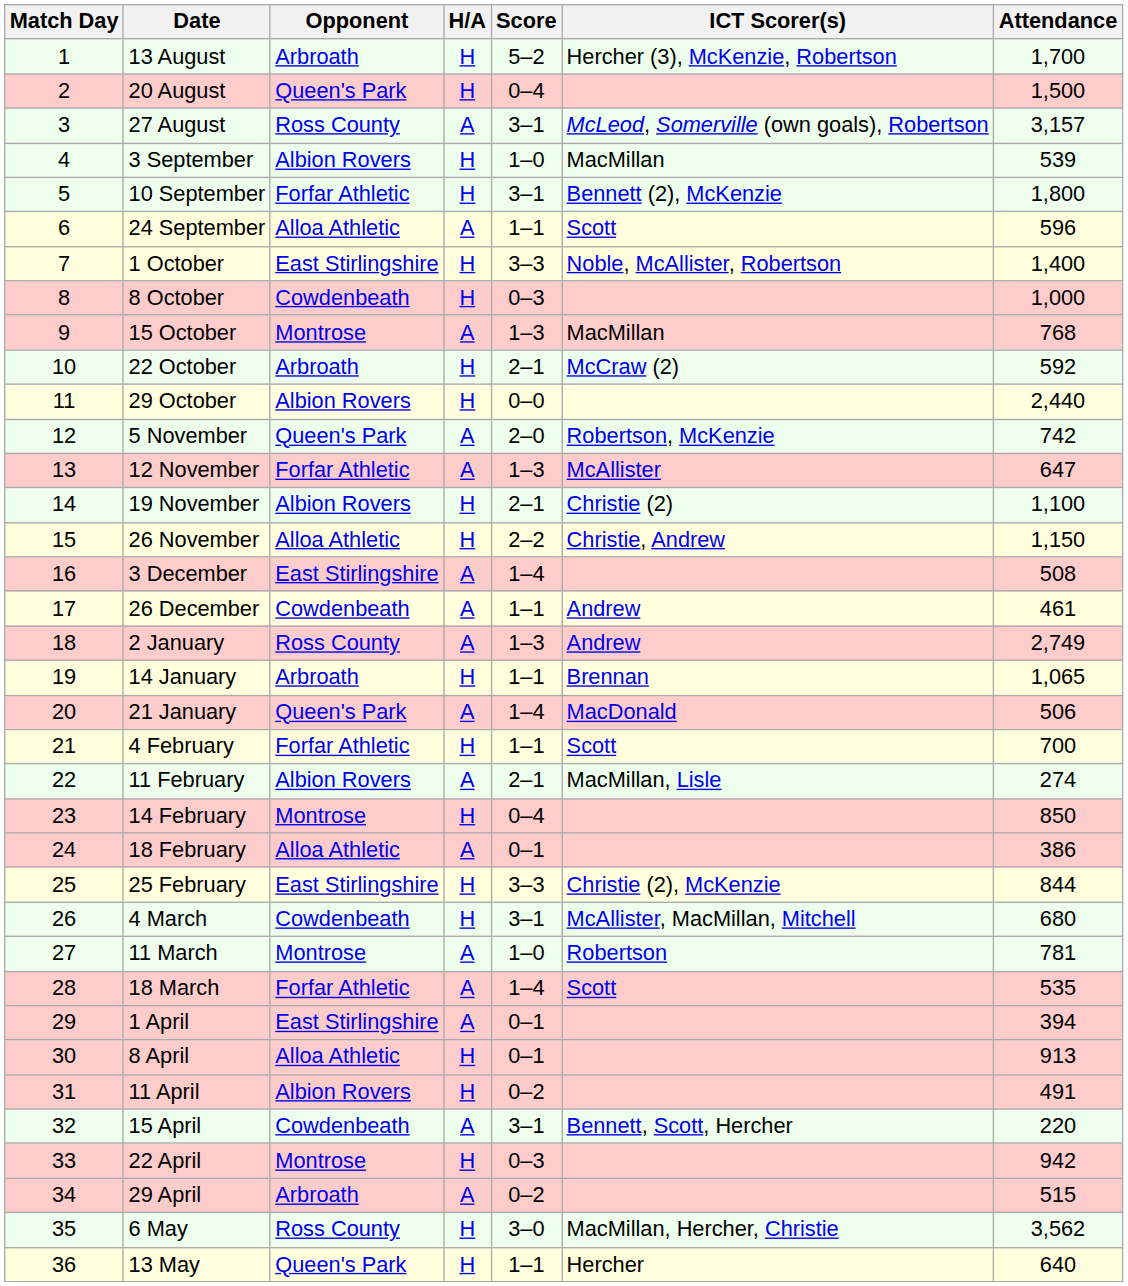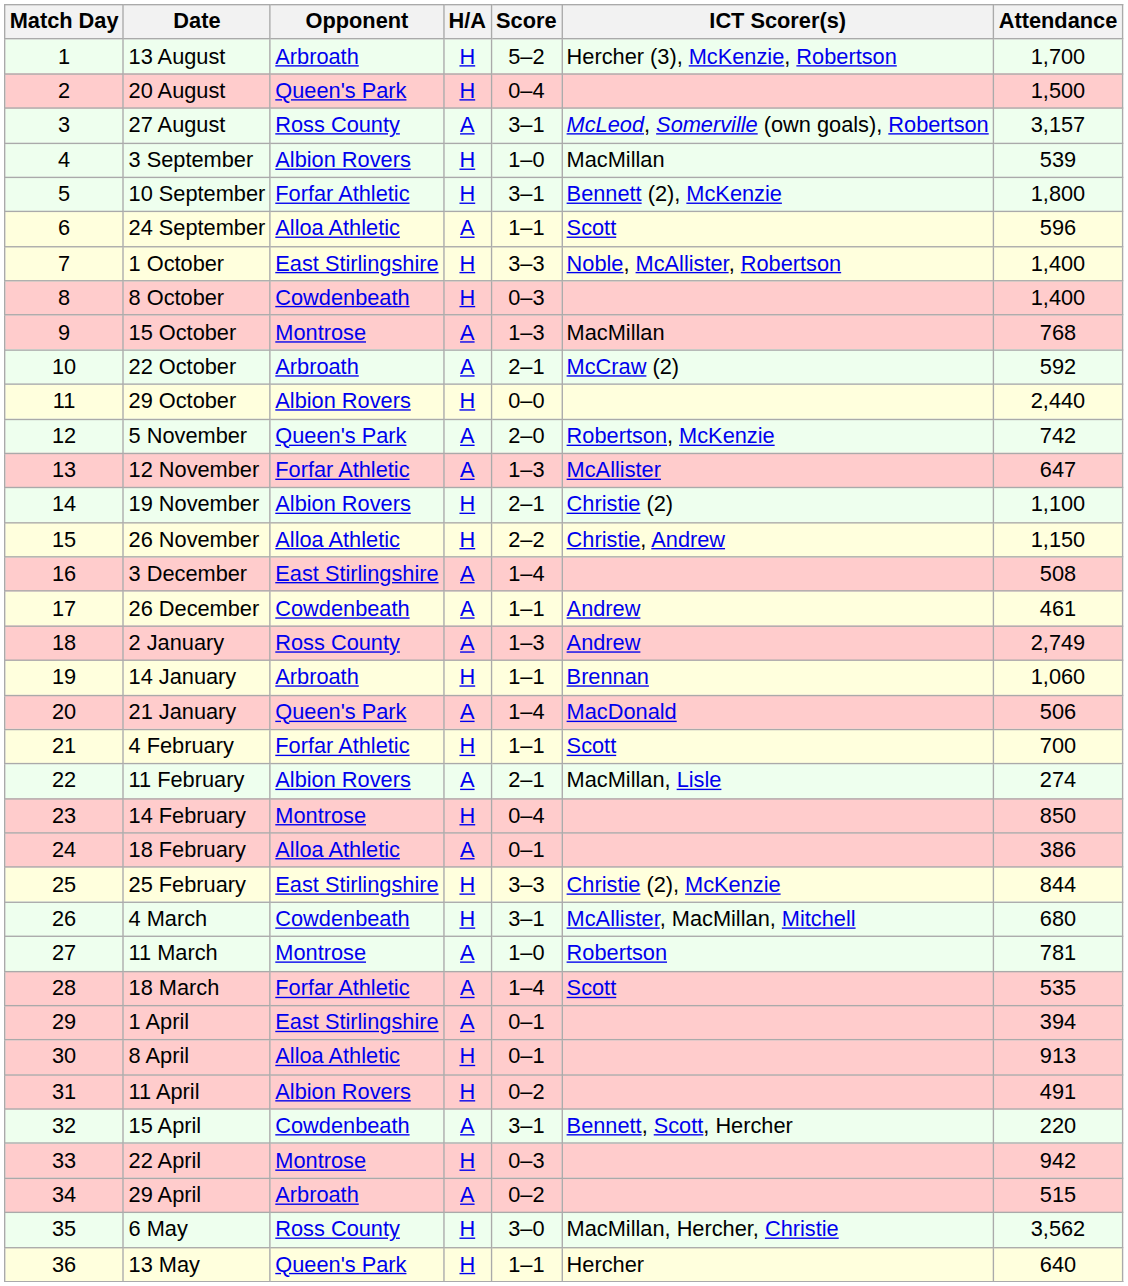(1058, 297) 1,000 -> (1058, 297) 1,400
(467, 366) H -> (467, 366) A
(1058, 677) 1,065 -> (1058, 677) 1,060
